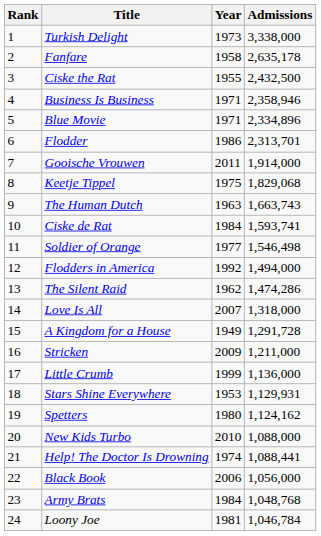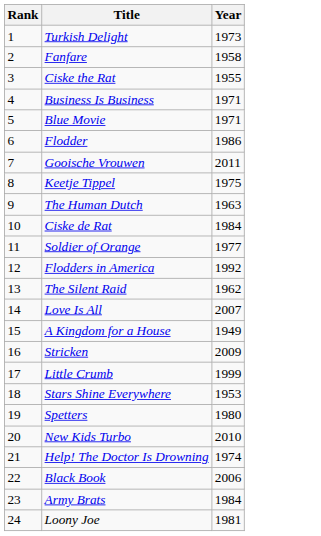- column: (280, 15)
